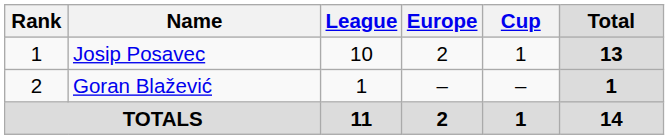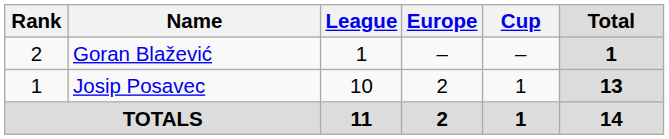rows swapped: (139, 54) <-> (142, 86)
